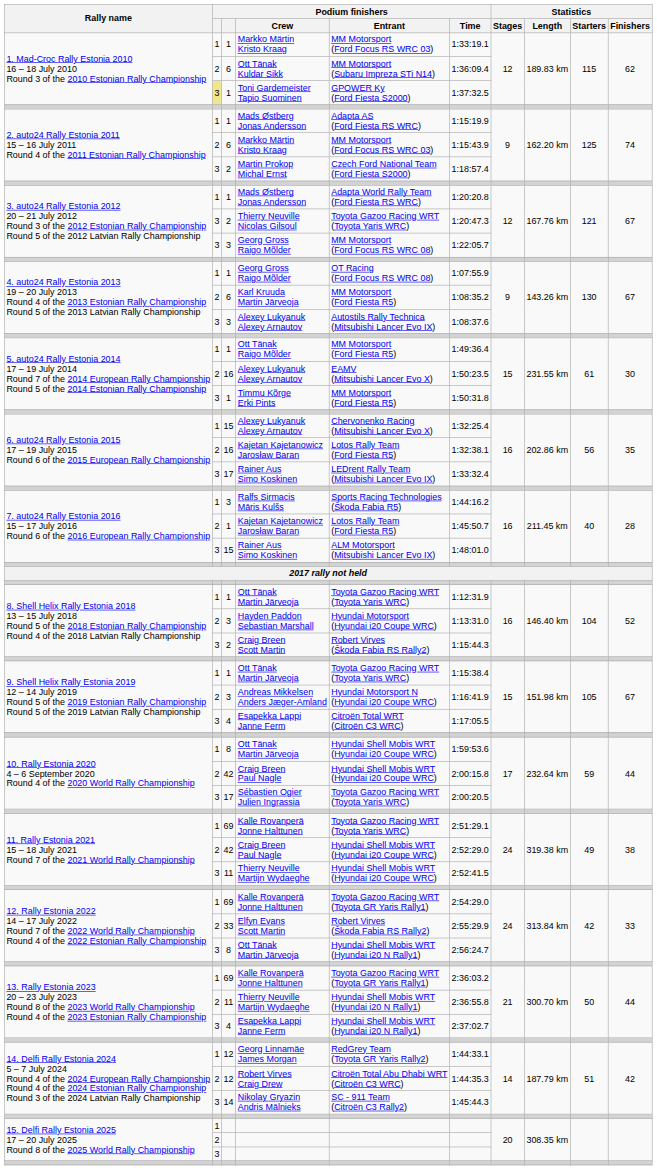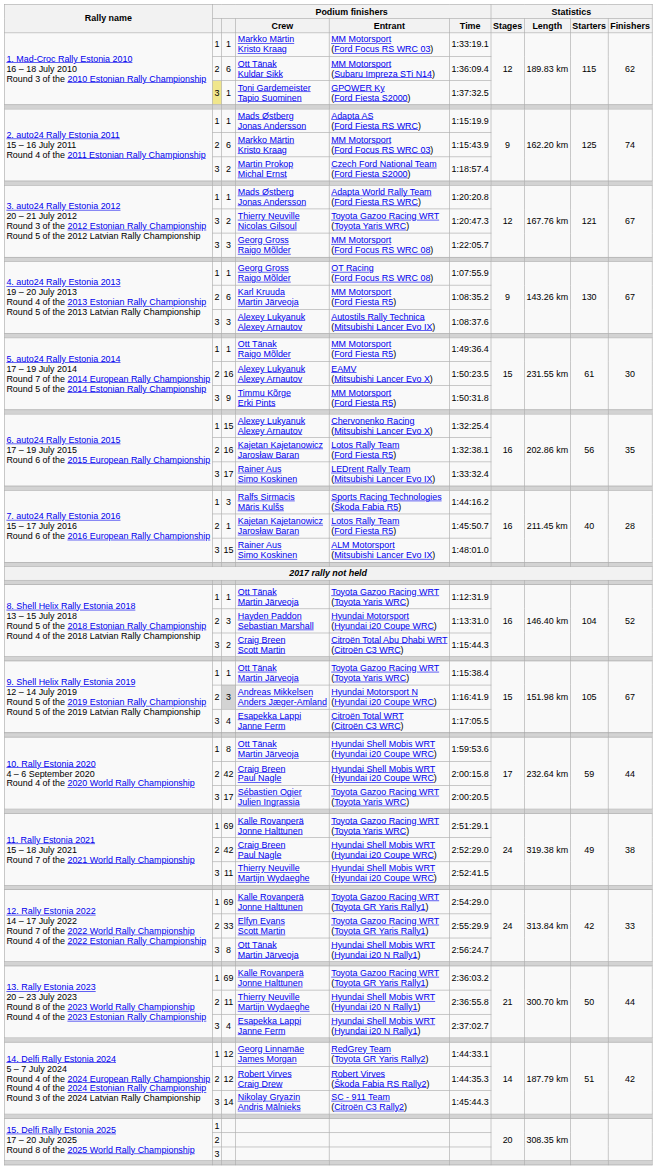(229, 398) 1 -> (229, 398) 9
(380, 645) Robert Virves (Škoda Fabia RS Rally2) -> (389, 645) Citroën Total Abu Dhabi WRT (Citroën C3 WRC)
(229, 697) no background -> (229, 697) lightgrey background
(380, 926) Robert Virves (Škoda Fabia RS Rally2) -> (385, 926) Toyota Gazoo Racing WRT (Toyota GR Yaris Rally1)
(389, 1079) Citroën Total Abu Dhabi WRT (Citroën C3 WRC) -> (380, 1079) Robert Virves (Škoda Fabia RS Rally2)
